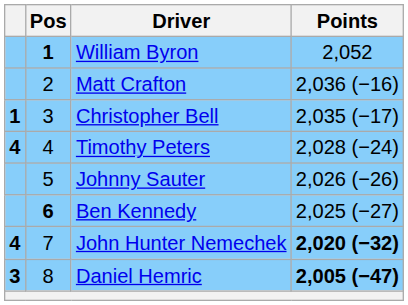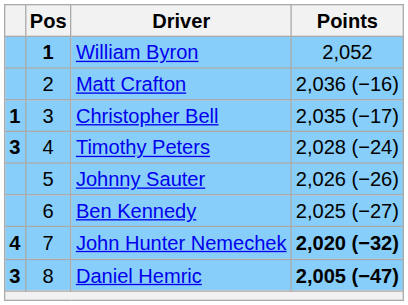(15, 148) 4 -> (15, 148) 3
(48, 211) bold -> (48, 211) normal
